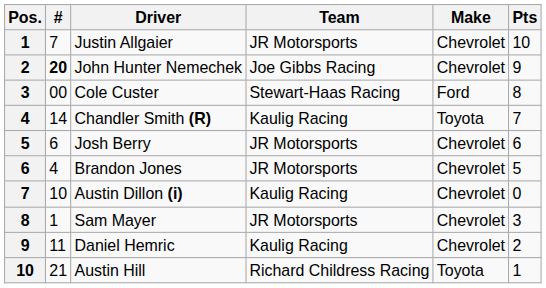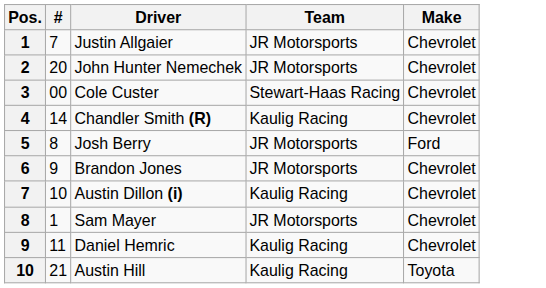- column: (525, 17)
(58, 68) bold -> (58, 68) normal
(312, 68) Joe Gibbs Racing -> (304, 68) JR Motorsports
(453, 93) Ford -> (442, 93) Chevrolet
(460, 118) Toyota -> (442, 118) Chevrolet
(54, 144) 6 -> (54, 144) 8
(471, 144) Chevrolet -> (424, 144) Ford
(54, 169) 4 -> (54, 169) 9
(339, 270) Richard Childress Racing -> (299, 270) Kaulig Racing
